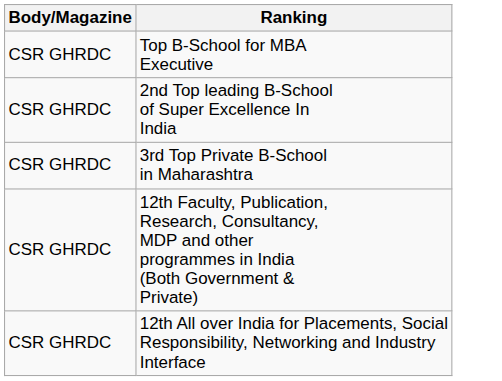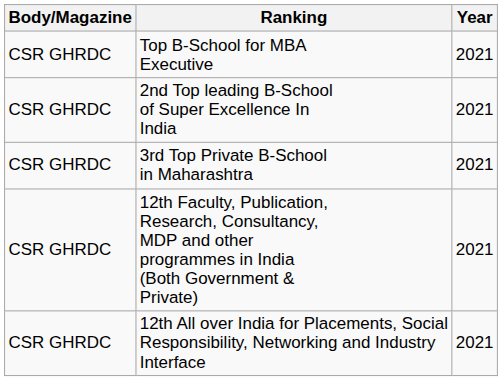+ column: (475, 17)
